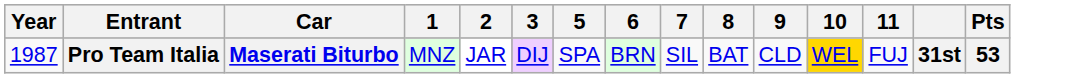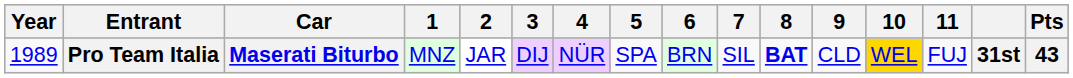+ column: (582, 21)
(34, 55) 1987 -> (34, 55) 1989
(728, 55) normal -> (786, 55) bold
(988, 55) 53 -> (1047, 55) 43
